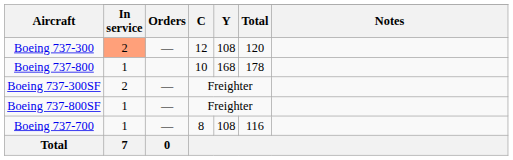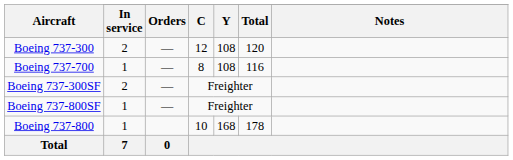(124, 47) lightsalmon background -> (124, 47) no background
rows swapped: (54, 125) <-> (54, 67)
